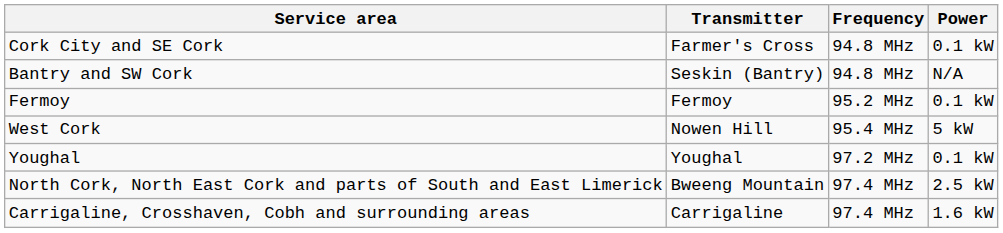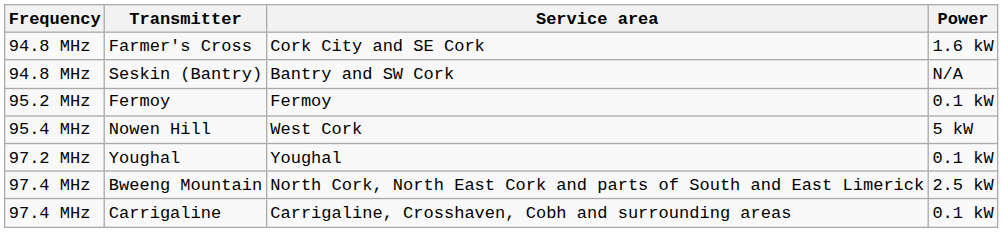columns swapped: (878, 19) <-> (336, 19)
(963, 46) 0.1 kW -> (963, 46) 1.6 kW
(963, 213) 1.6 kW -> (963, 213) 0.1 kW
